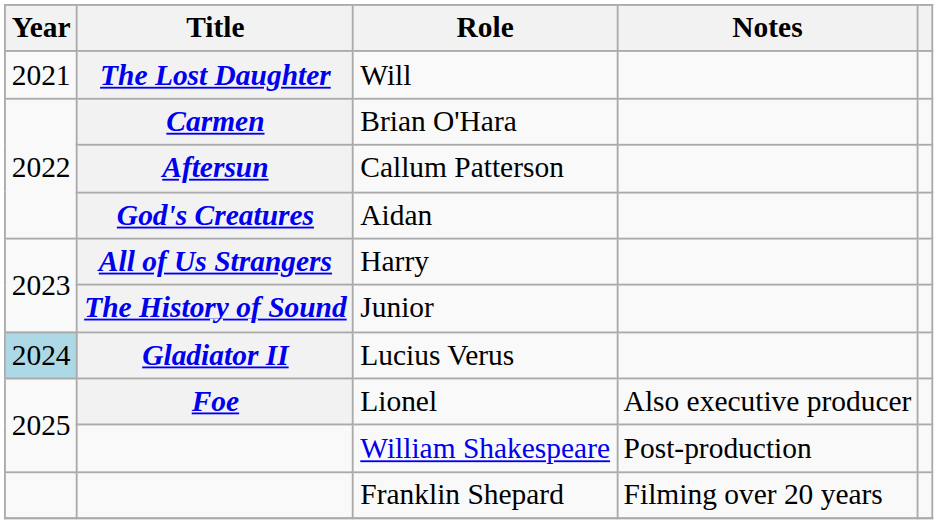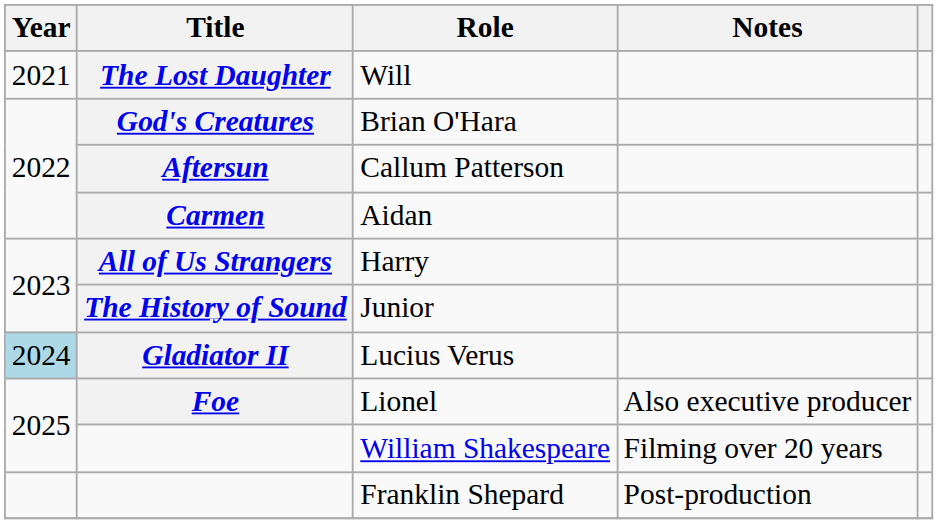(215, 121) Carmen -> (215, 121) God's Creatures
(215, 214) God's Creatures -> (215, 214) Carmen
(718, 448) Post-production -> (753, 448) Filming over 20 years
(753, 494) Filming over 20 years -> (718, 494) Post-production
